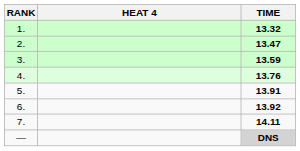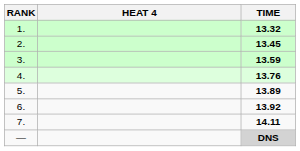(268, 44) 13.47 -> (268, 44) 13.45
(268, 91) 13.91 -> (268, 91) 13.89
